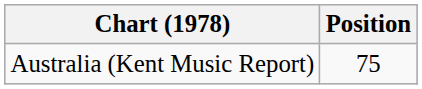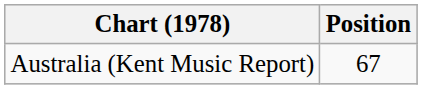(368, 63) 75 -> (368, 63) 67
